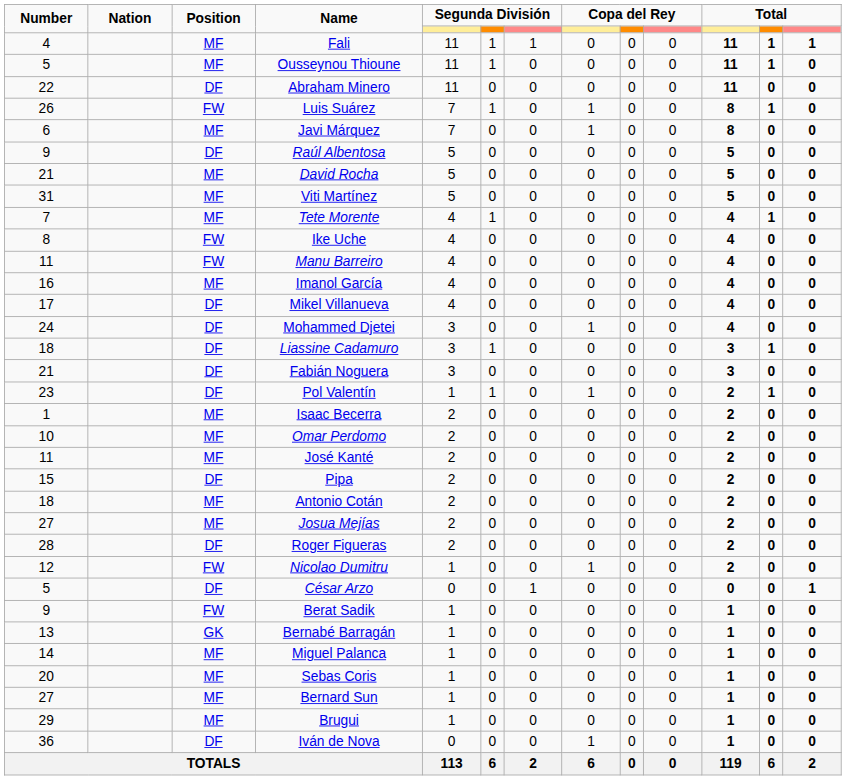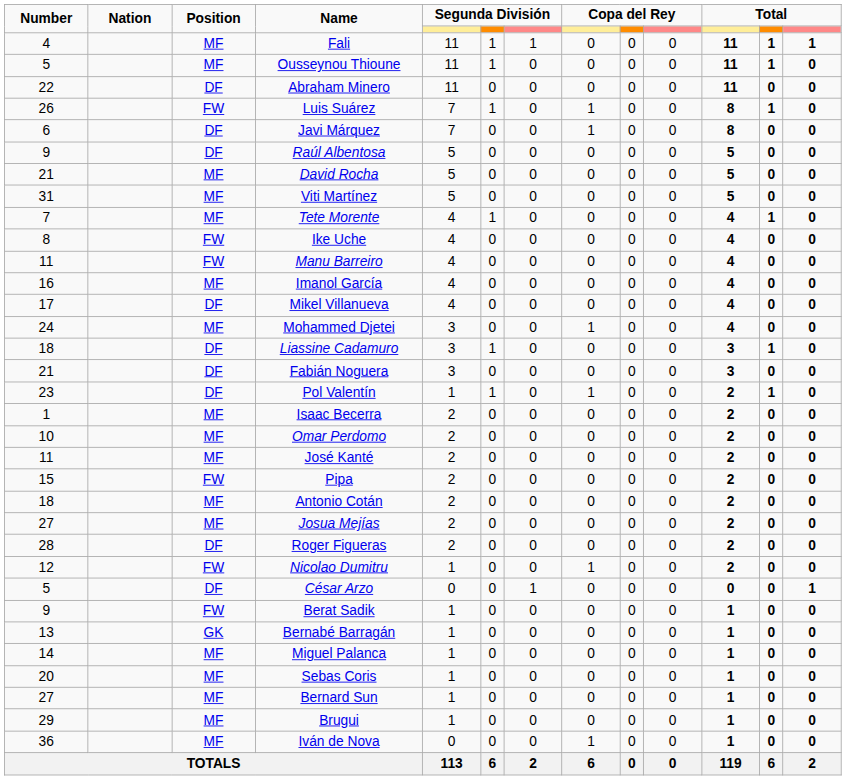(214, 130) MF -> (214, 130) DF
(214, 327) DF -> (214, 327) MF
(214, 480) DF -> (214, 480) FW
(214, 741) DF -> (214, 741) MF
